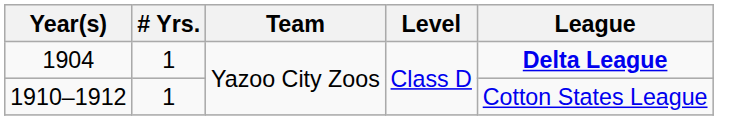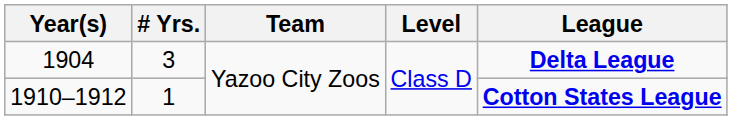(169, 60) 1 -> (169, 60) 3
(595, 97) normal -> (602, 97) bold
